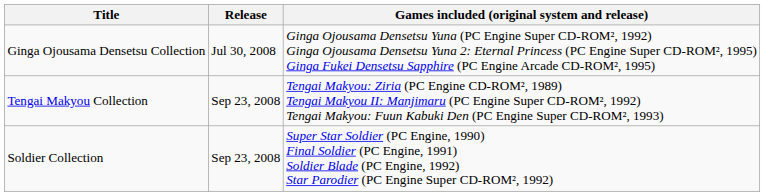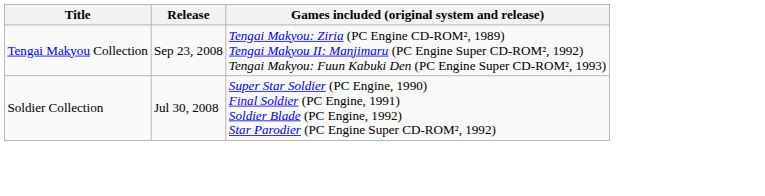- row: (106, 50)
(246, 158) Sep 23, 2008 -> (186, 108) Jul 30, 2008
